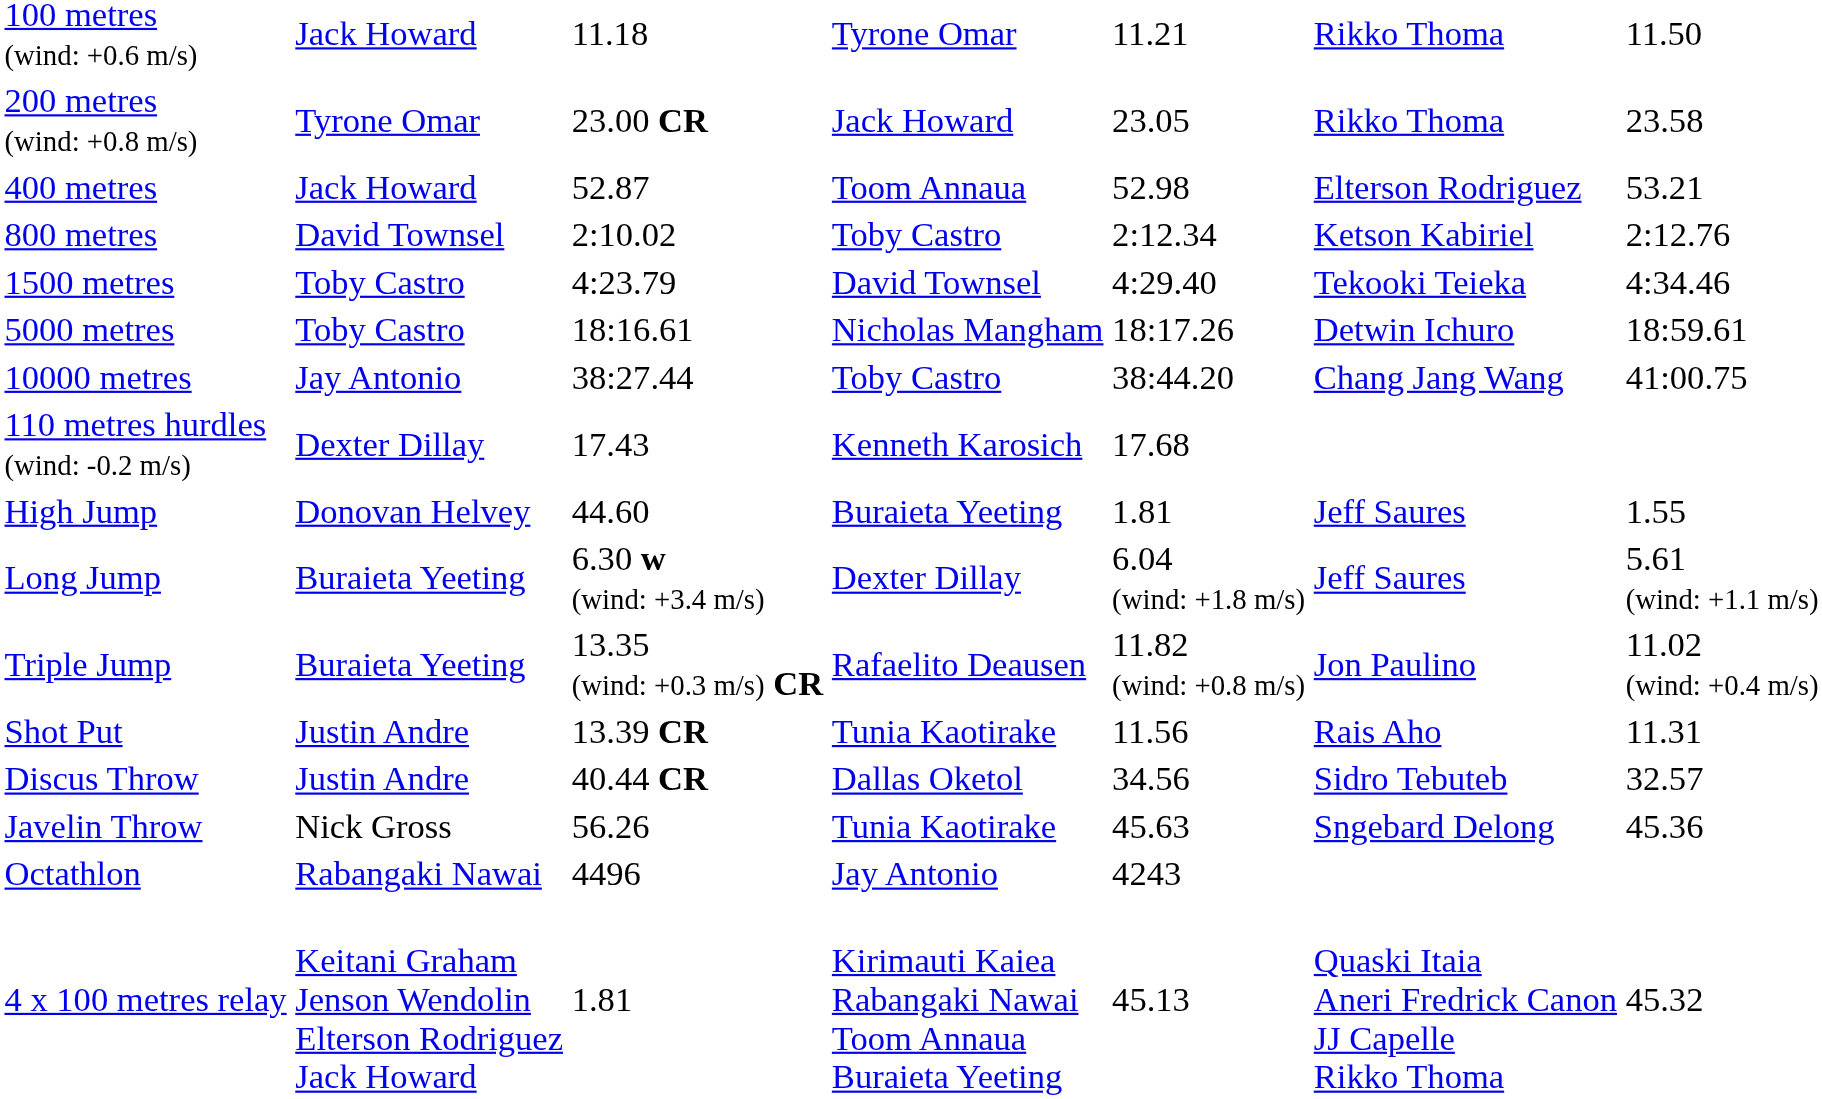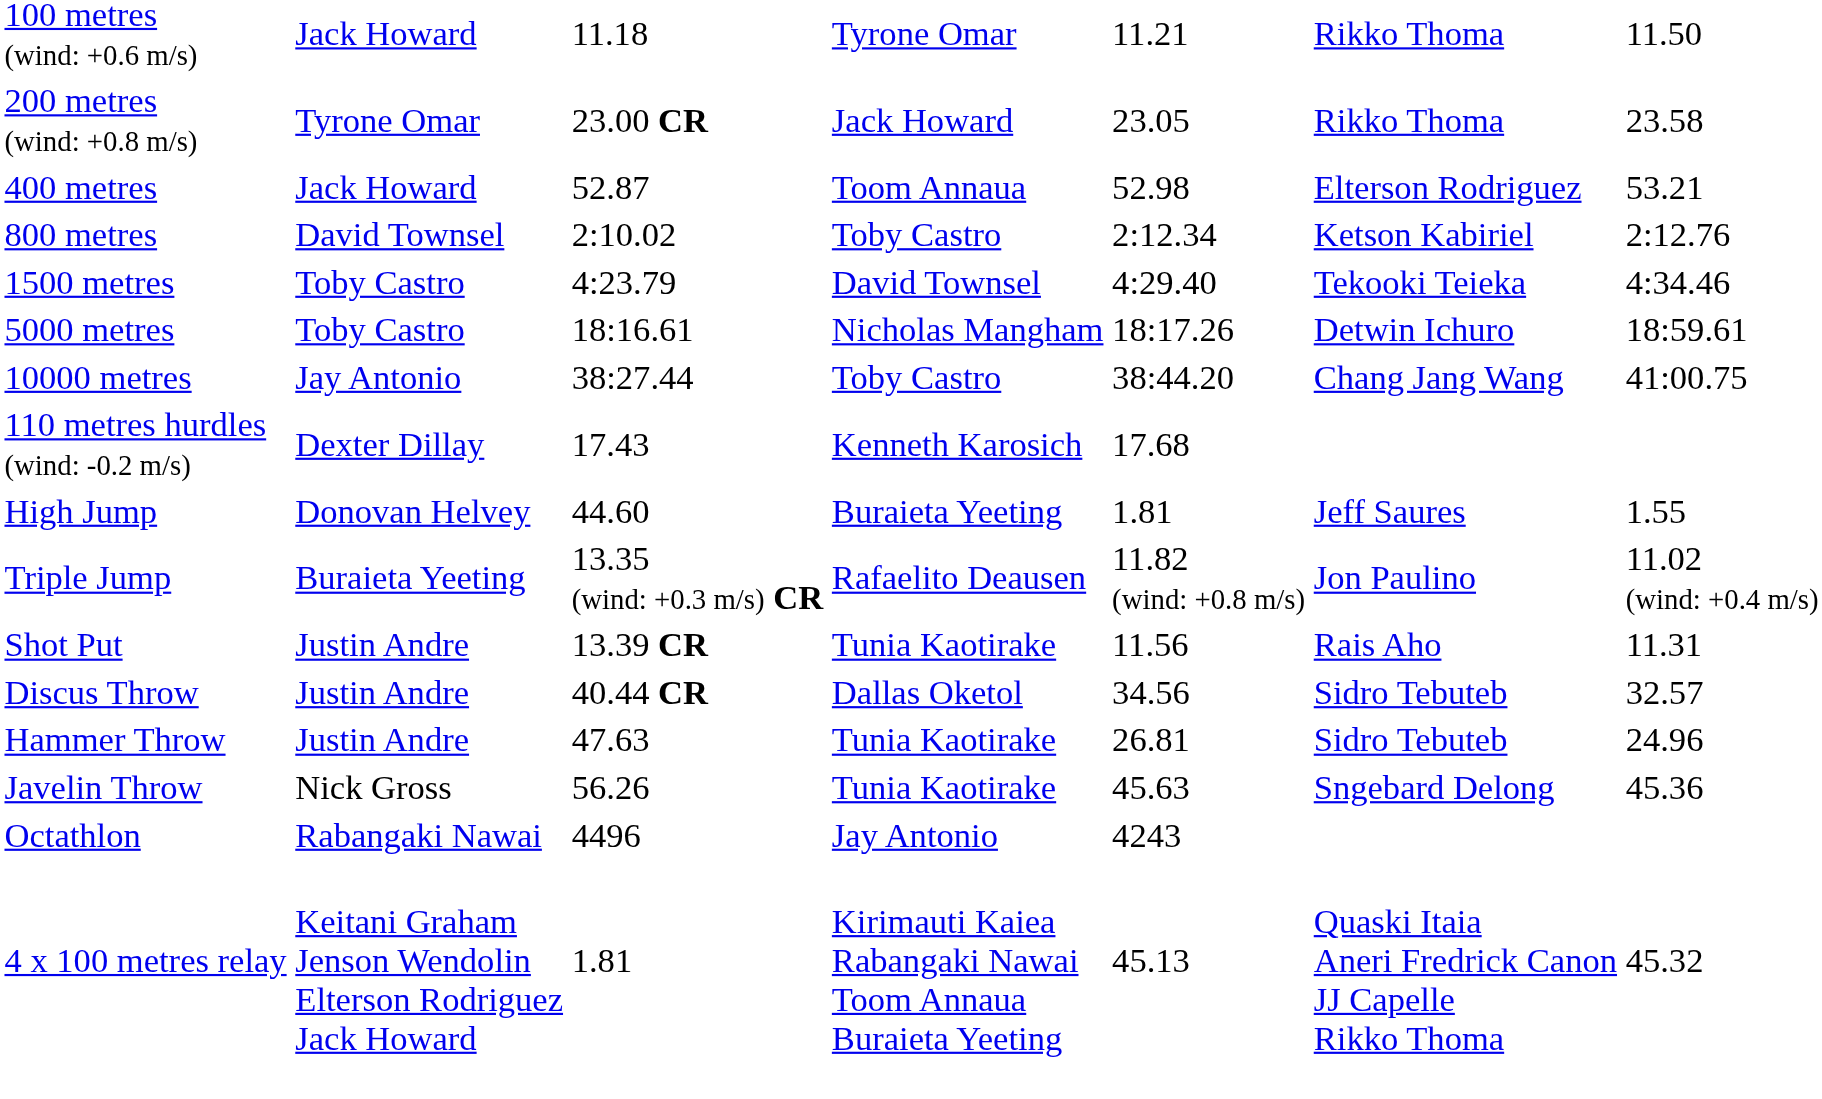- row: (83, 578)
+ row: (115, 740)
